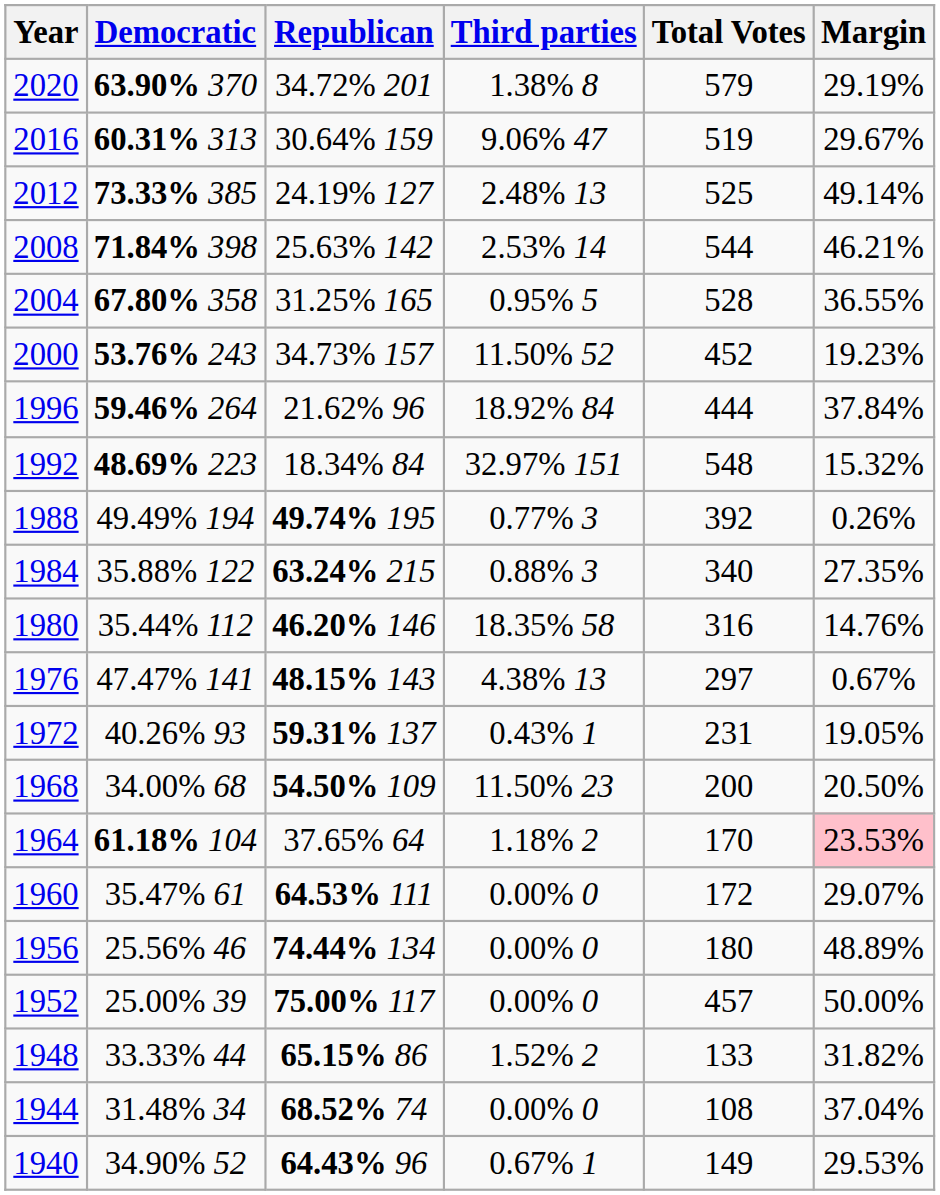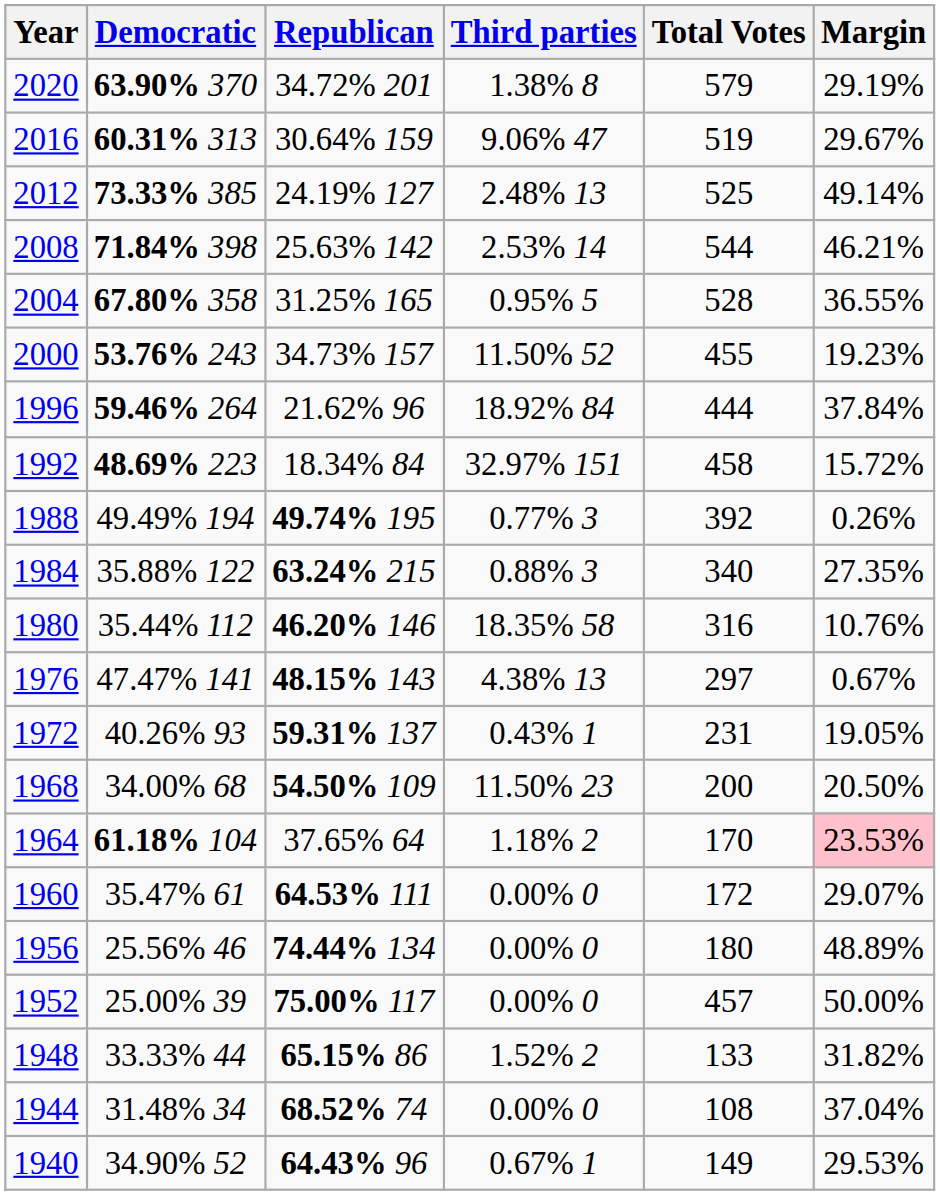(729, 354) 452 -> (729, 354) 455
(729, 462) 548 -> (729, 462) 458
(874, 462) 15.32% -> (874, 462) 15.72%
(874, 624) 14.76% -> (874, 624) 10.76%
